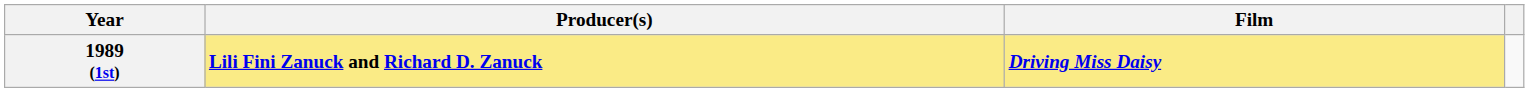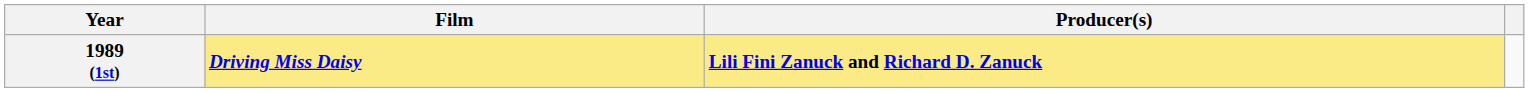columns swapped: (1254, 19) <-> (604, 19)
